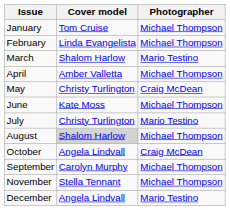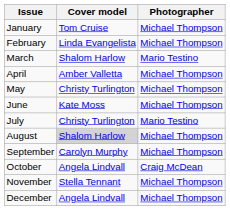(172, 89) Craig McDean -> (181, 89) Michael Thompson
rows swapped: (30, 167) <-> (24, 151)
(169, 197) Mario Testino -> (181, 197) Michael Thompson
